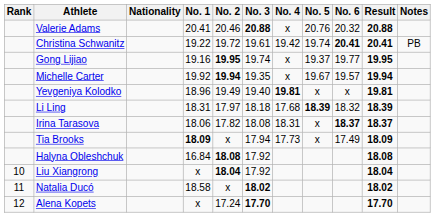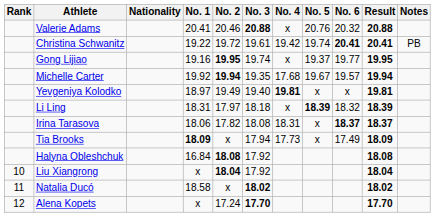(288, 76) x -> (288, 76) 17.68
(198, 92) 18.96 -> (198, 92) 18.97
(288, 108) 17.68 -> (288, 108) x
